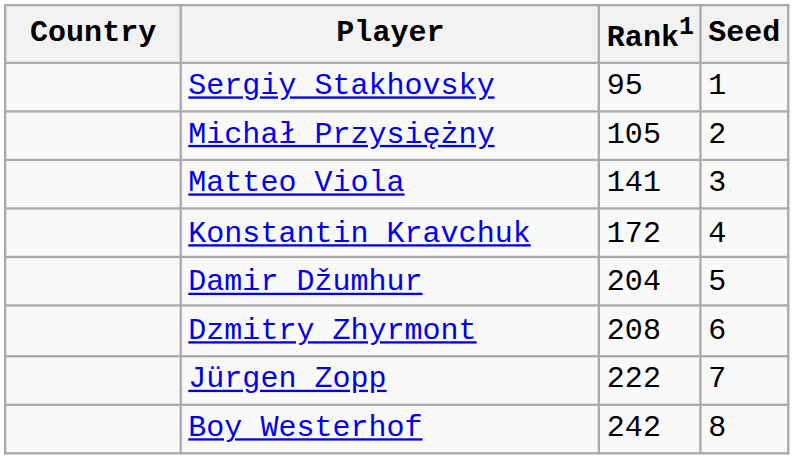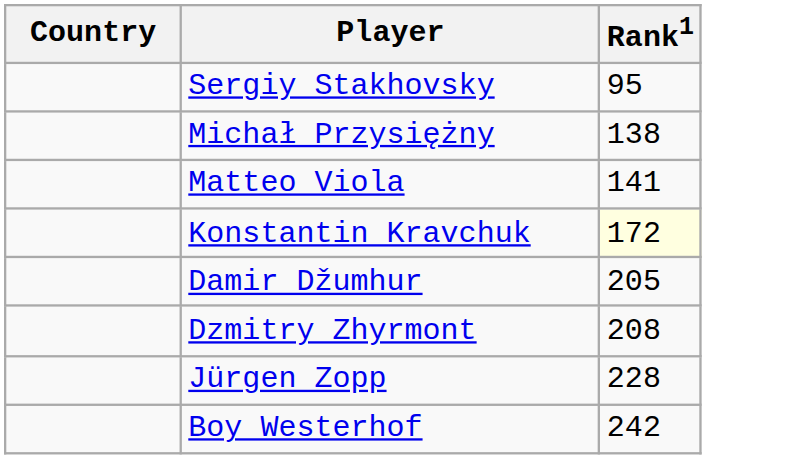- column: (744, 33)
(634, 135) 105 -> (634, 135) 138
(634, 233) no background -> (634, 233) lightyellow background
(634, 282) 204 -> (634, 282) 205
(634, 380) 222 -> (634, 380) 228
